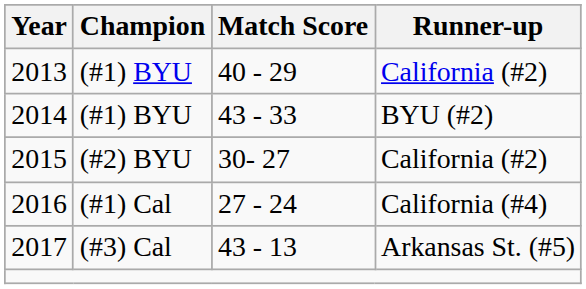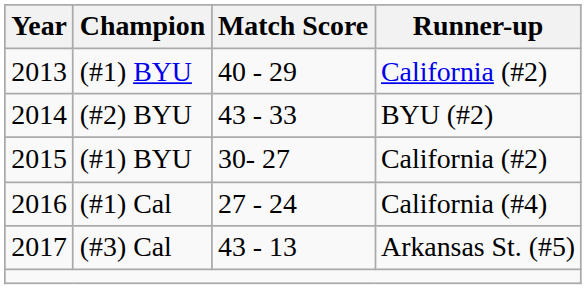(136, 114) (#1) BYU -> (136, 114) (#2) BYU
(136, 159) (#2) BYU -> (136, 159) (#1) BYU
